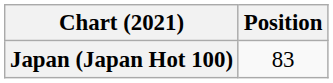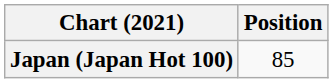(283, 58) 83 -> (283, 58) 85
